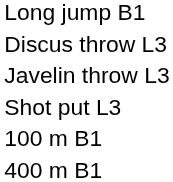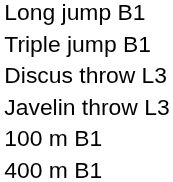+ row: (78, 44)
- row: (63, 107)
